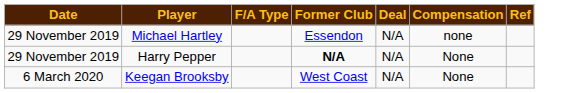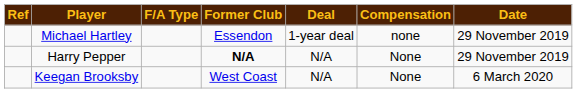columns swapped: (63, 14) <-> (520, 14)
(393, 35) N/A -> (321, 35) 1-year deal
